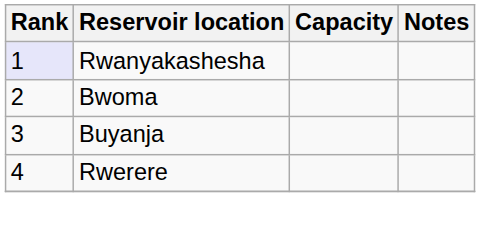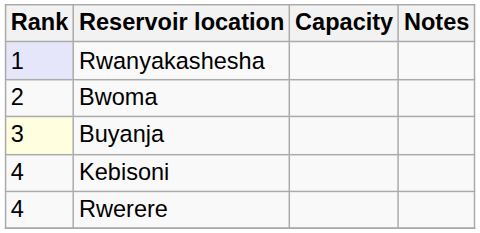(17, 135) no background -> (17, 135) lightyellow background
+ row: (124, 172)
